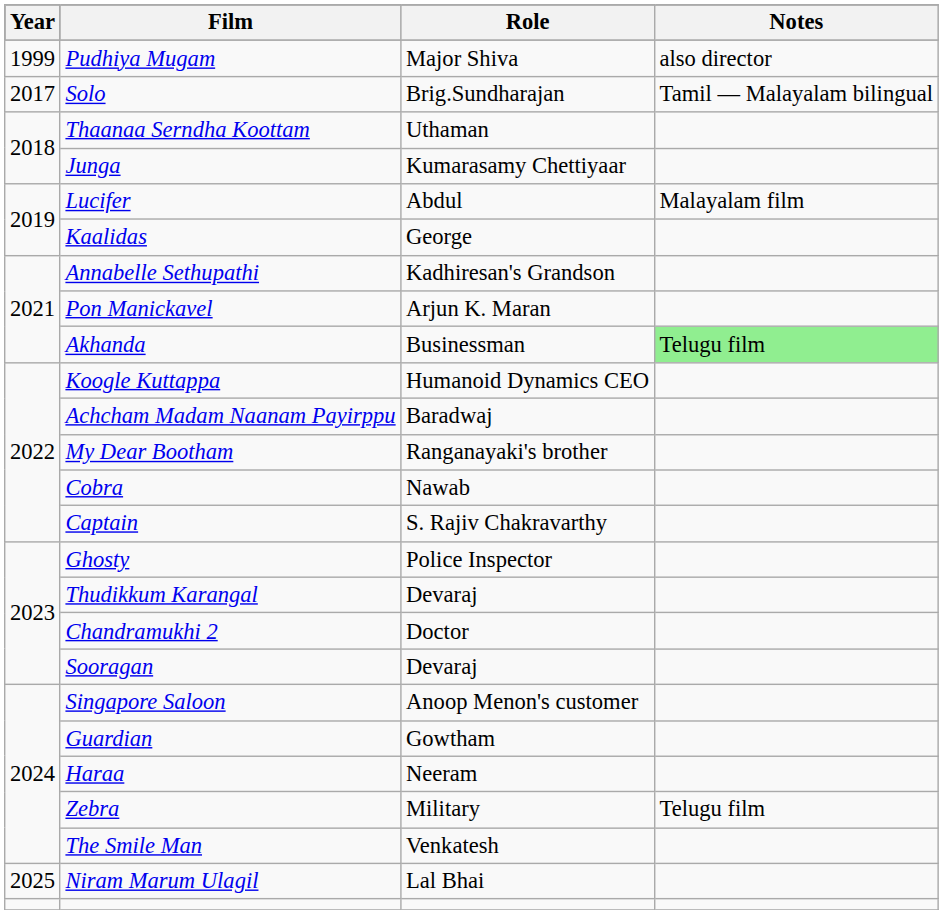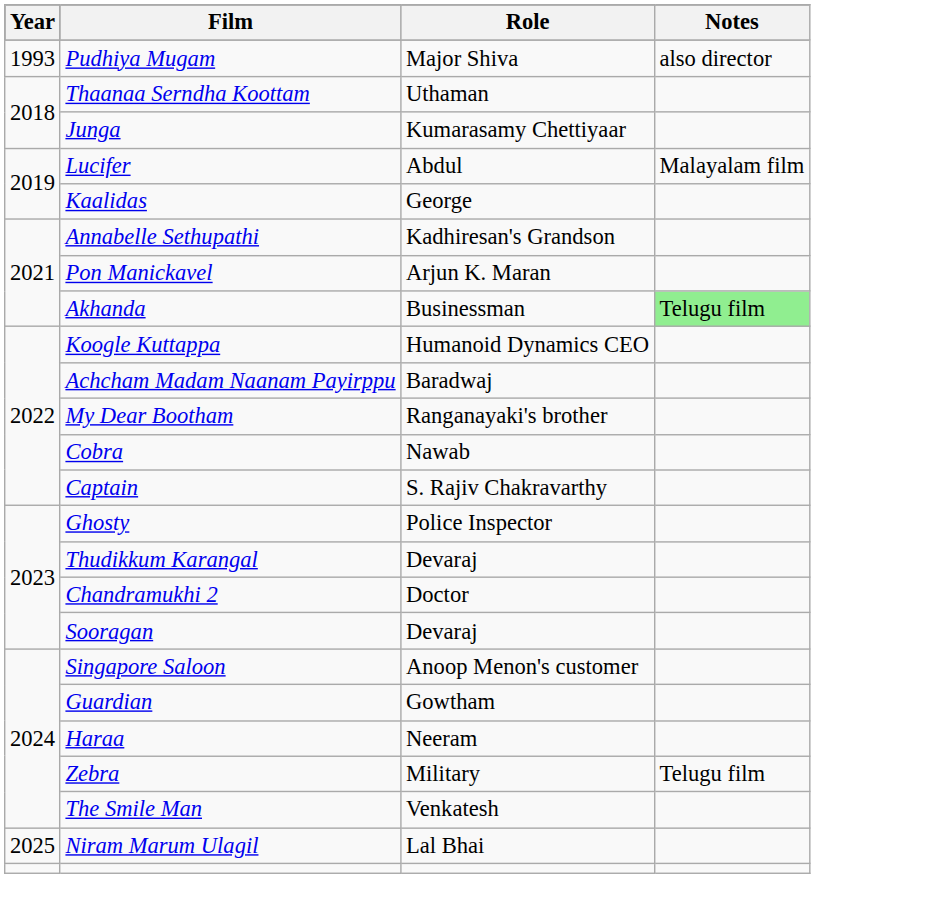(32, 58) 1999 -> (32, 58) 1993
- row: (85, 93)
